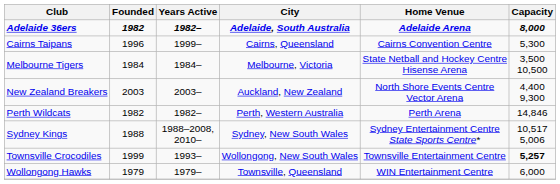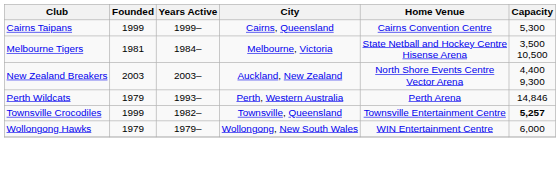- row: (42, 28)
(133, 43) 1996 -> (133, 28) 1999
(133, 65) 1984 -> (133, 49) 1981
(133, 113) 1982 -> (133, 97) 1979
(188, 113) 1982– -> (188, 97) 1993–
- row: (37, 134)
(188, 155) 1993– -> (188, 113) 1982–
(290, 155) Wollongong, New South Wales -> (290, 113) Townsville, Queensland
(290, 171) Townsville, Queensland -> (290, 129) Wollongong, New South Wales
